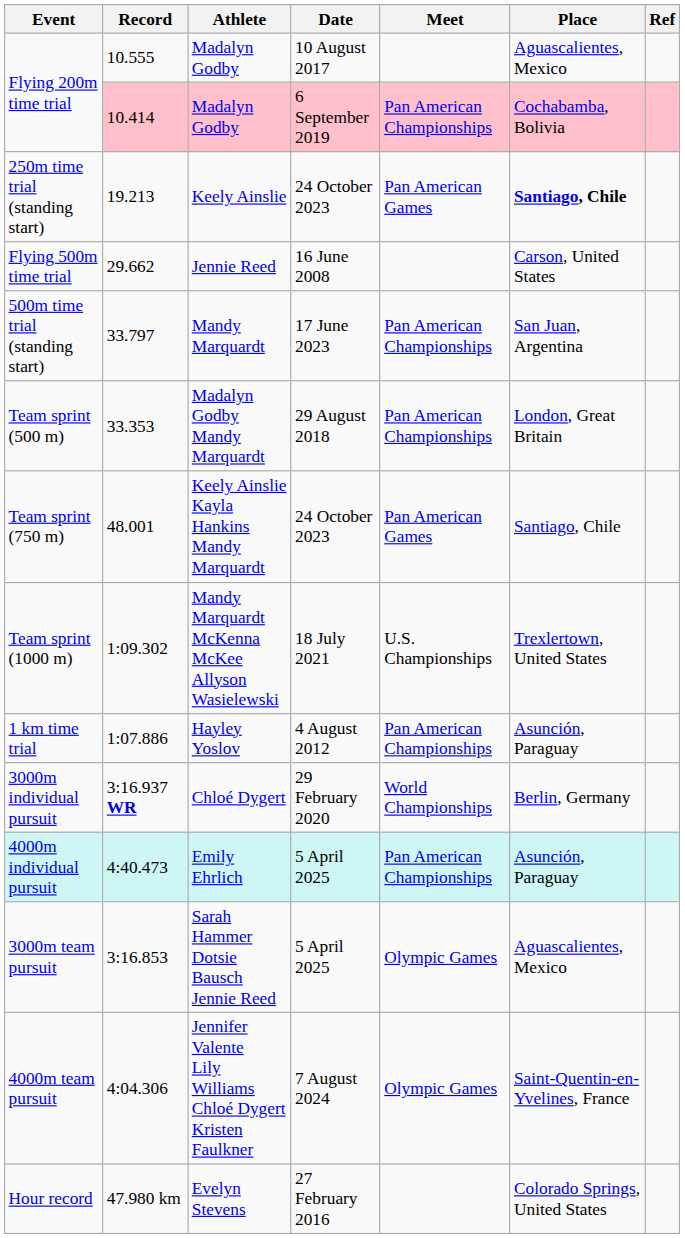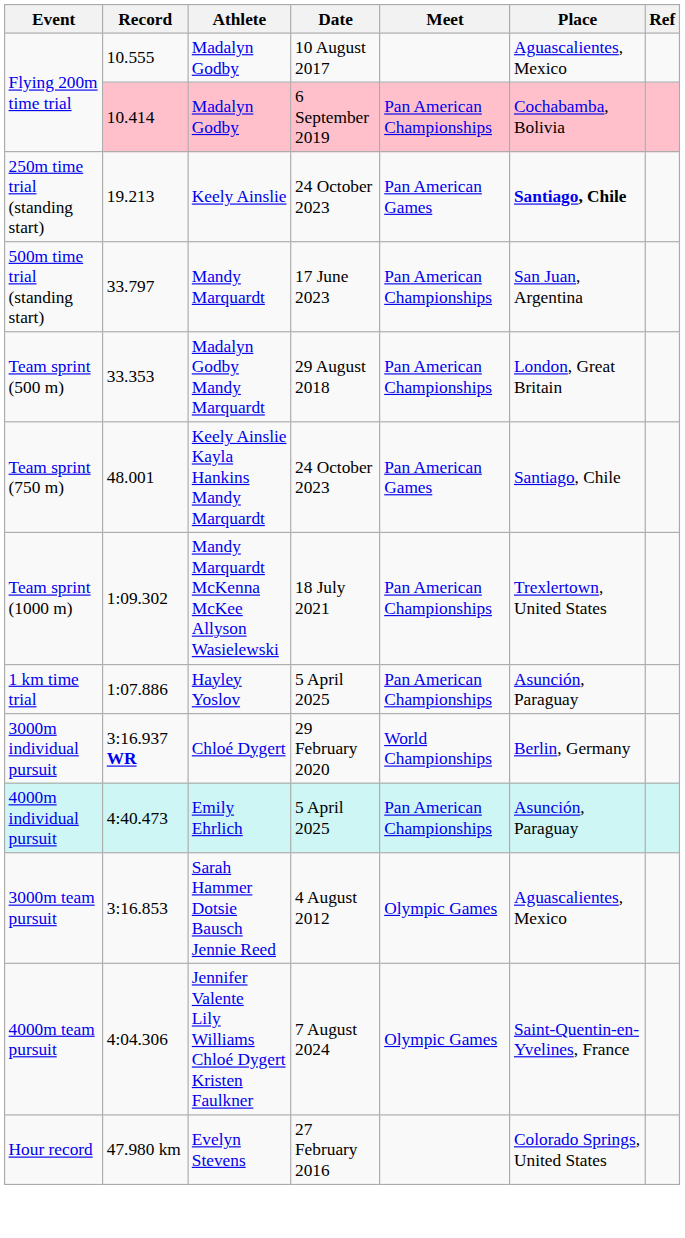- row: (53, 266)
(438, 647) U.S. Championships -> (438, 598) Pan American Championships
(326, 737) 4 August 2012 -> (319, 688) 5 April 2025
(319, 956) 5 April 2025 -> (326, 907) 4 August 2012
